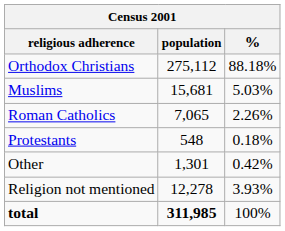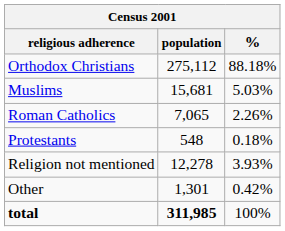rows swapped: (26, 164) <-> (81, 189)
